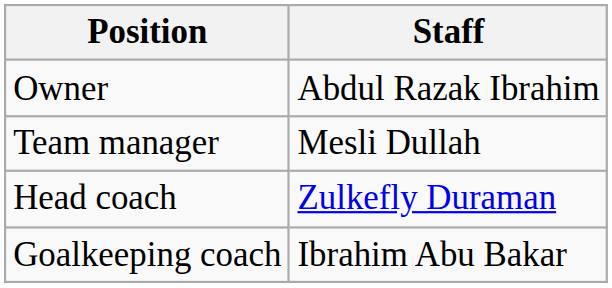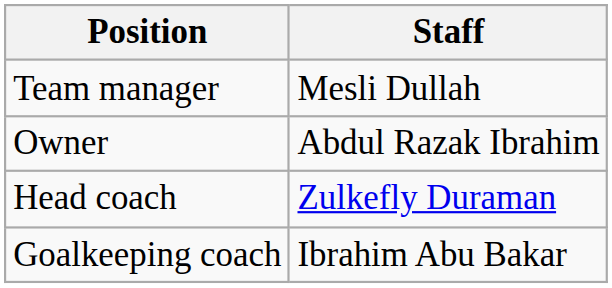rows swapped: (61, 87) <-> (116, 142)
